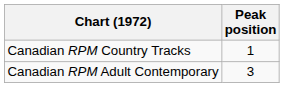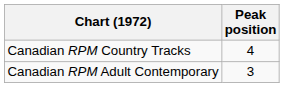(251, 51) 1 -> (251, 51) 4
